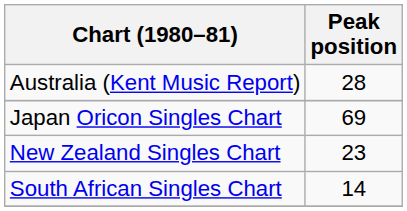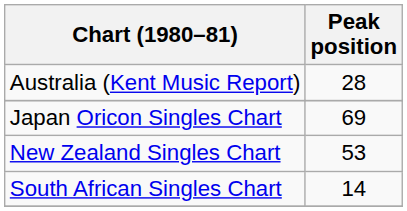(354, 152) 23 -> (354, 152) 53
